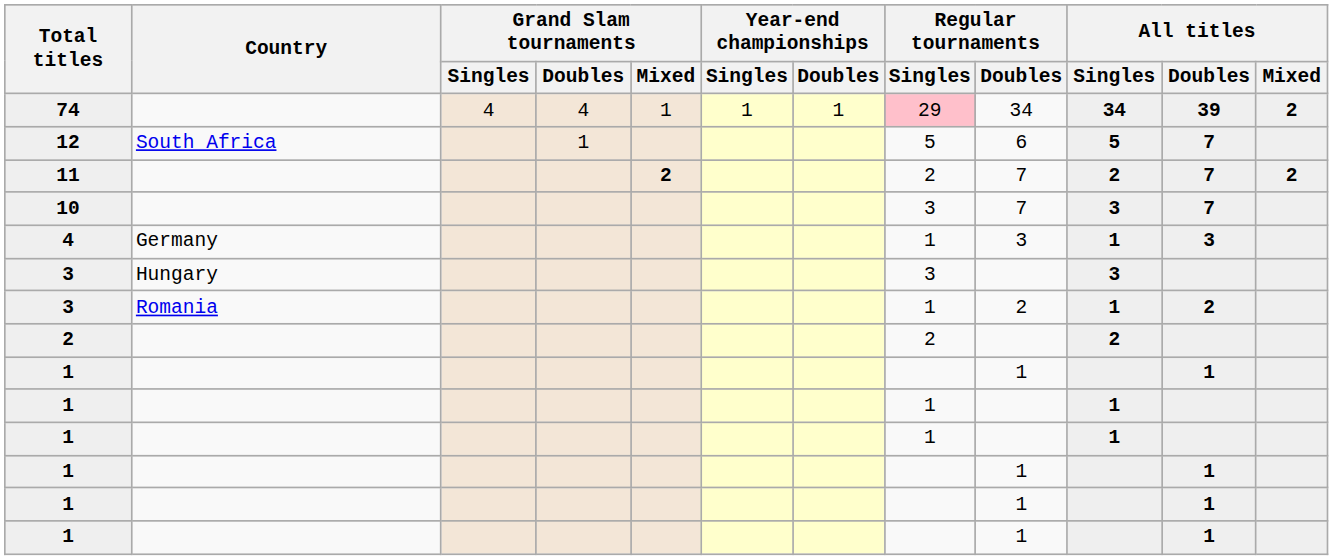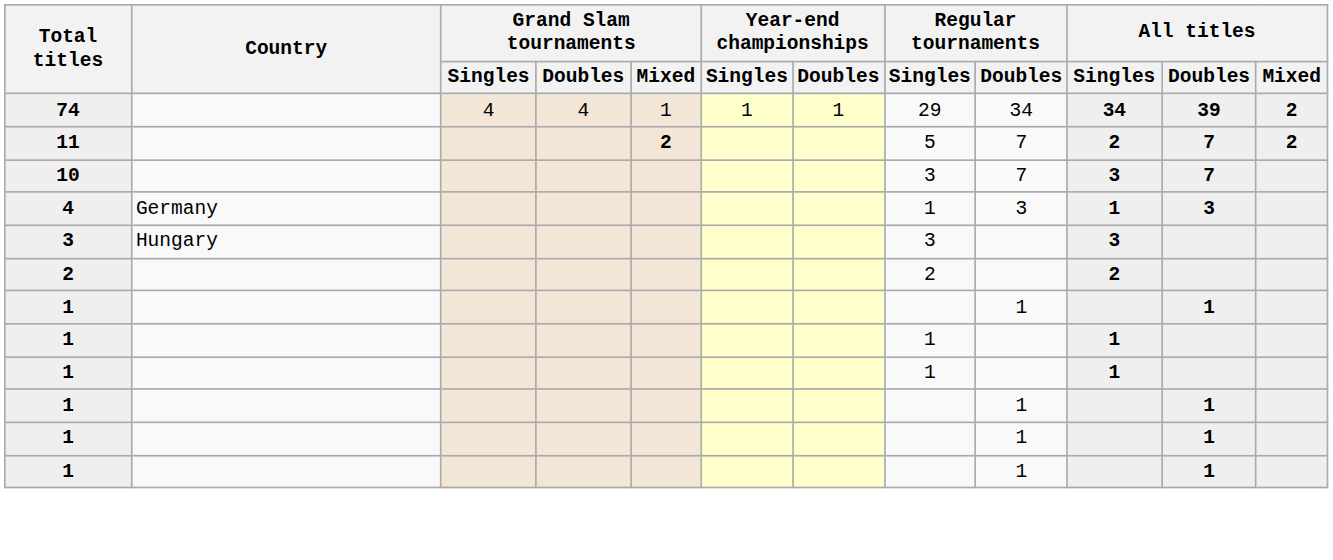(930, 110) pink background -> (930, 110) no background
- row: (68, 143)
(930, 176) 2 -> (930, 143) 5
- row: (68, 307)
